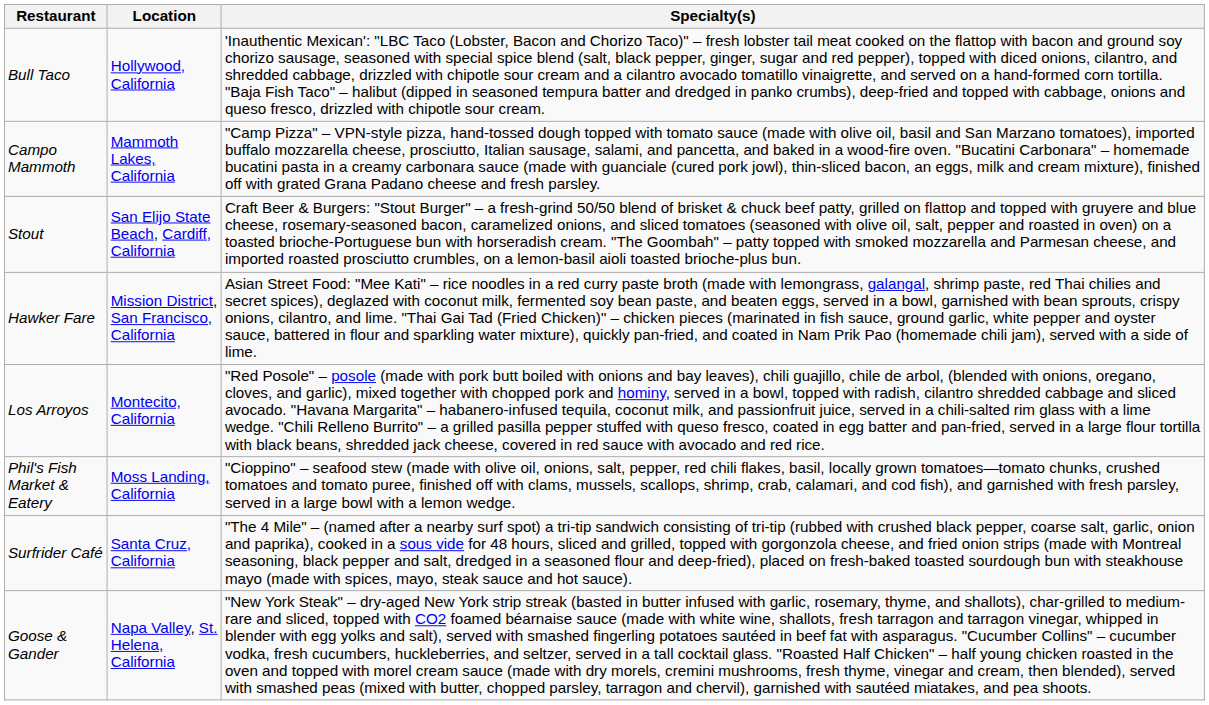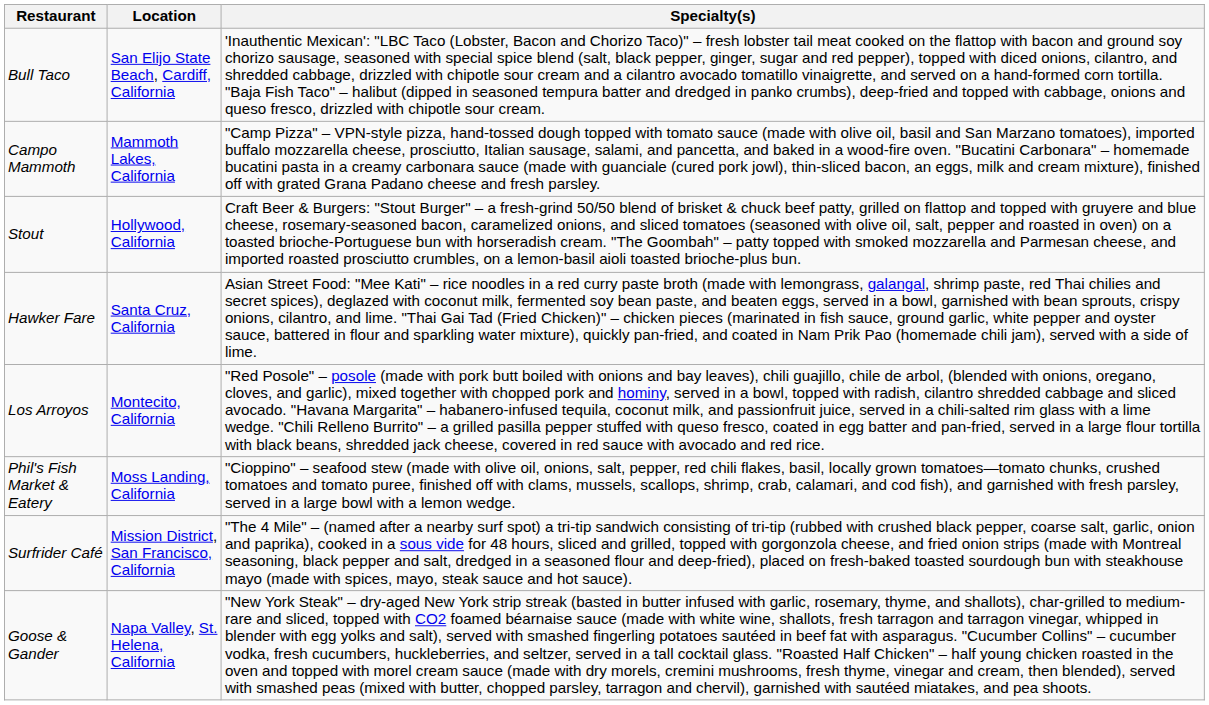(148, 74) Hollywood, California -> (161, 74) San Elijo State Beach, Cardiff, California
(161, 234) San Elijo State Beach, Cardiff, California -> (148, 234) Hollywood, California
(164, 318) Mission District, San Francisco, California -> (151, 318) Santa Cruz, California
(151, 552) Santa Cruz, California -> (164, 552) Mission District, San Francisco, California
